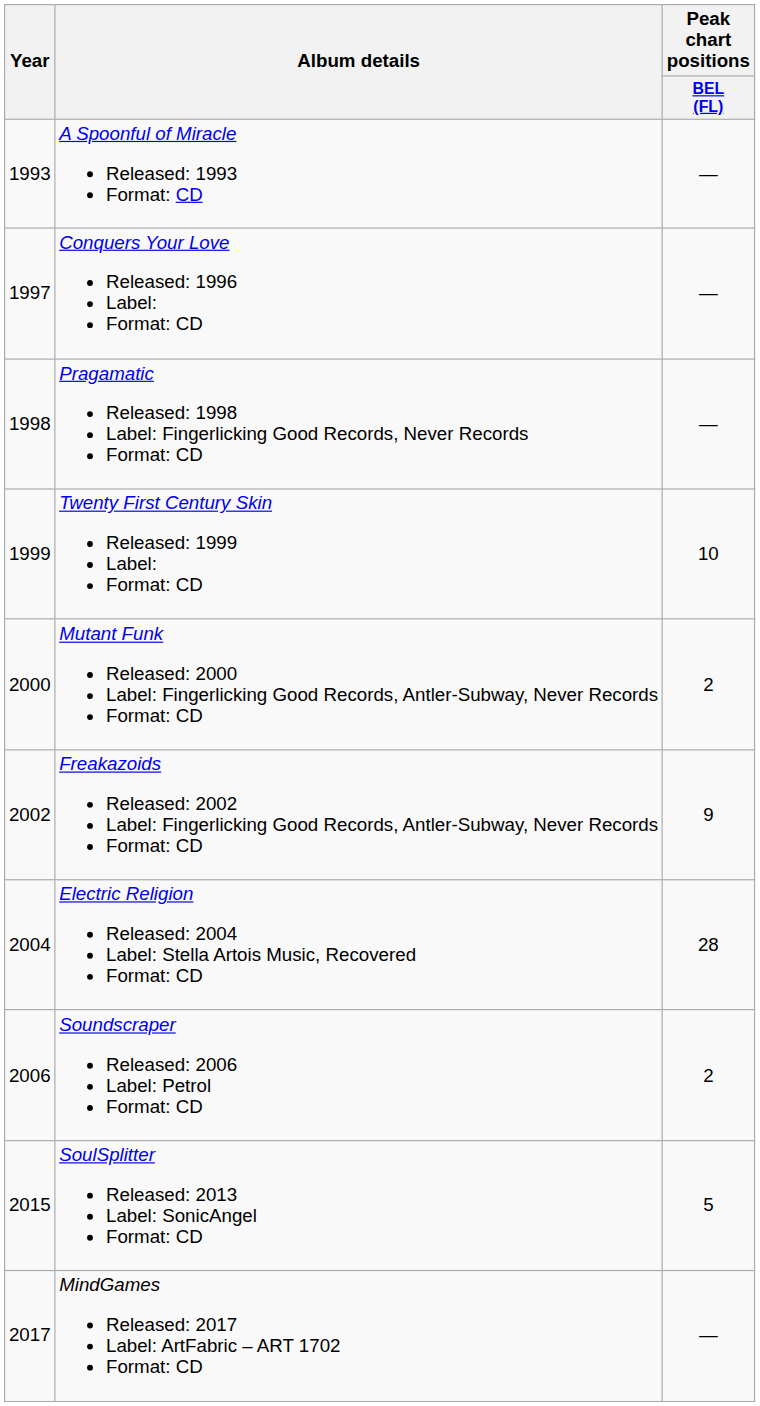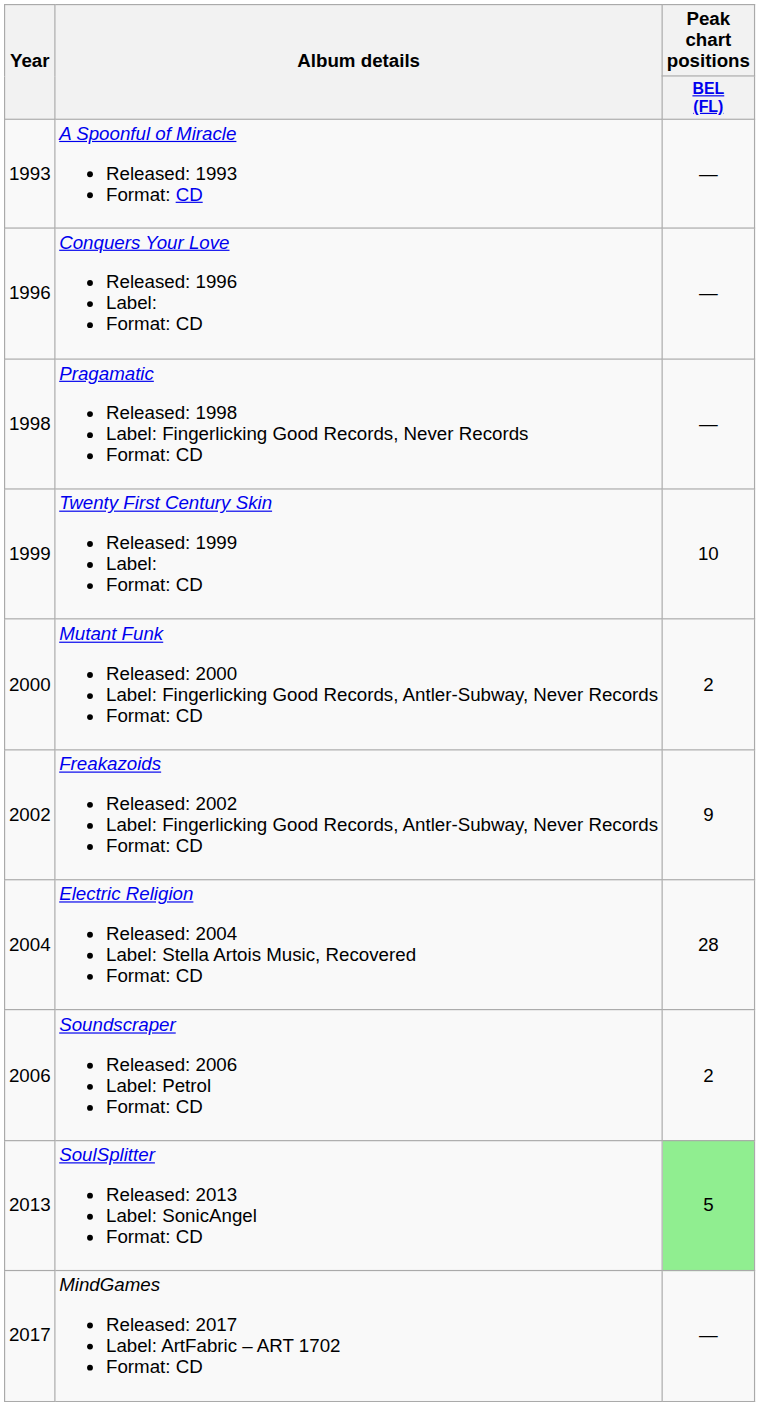(30, 293) 1997 -> (30, 293) 1996
(30, 1205) 2015 -> (30, 1205) 2013
(708, 1205) no background -> (708, 1205) lightgreen background
